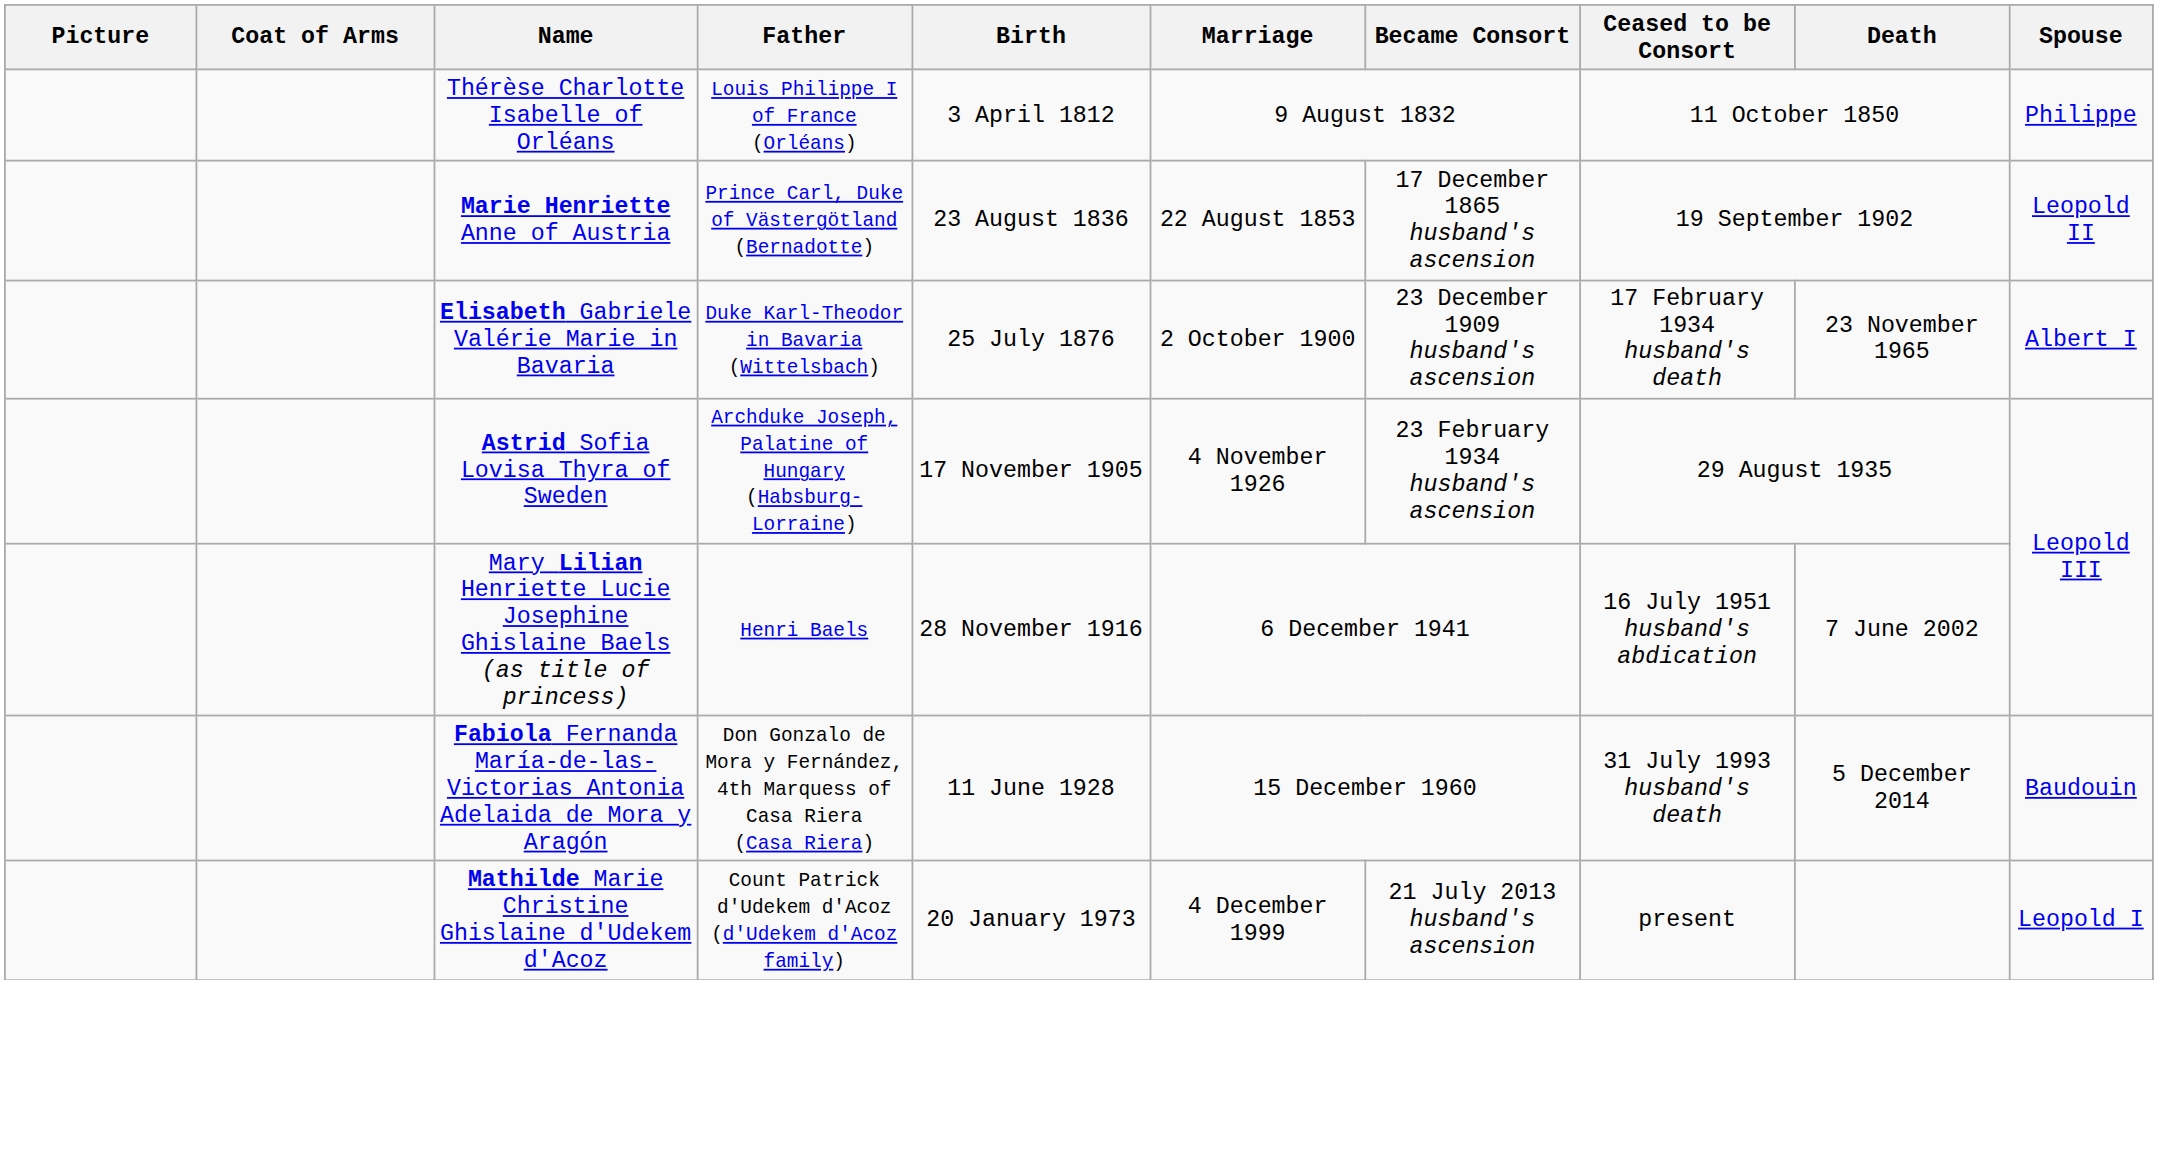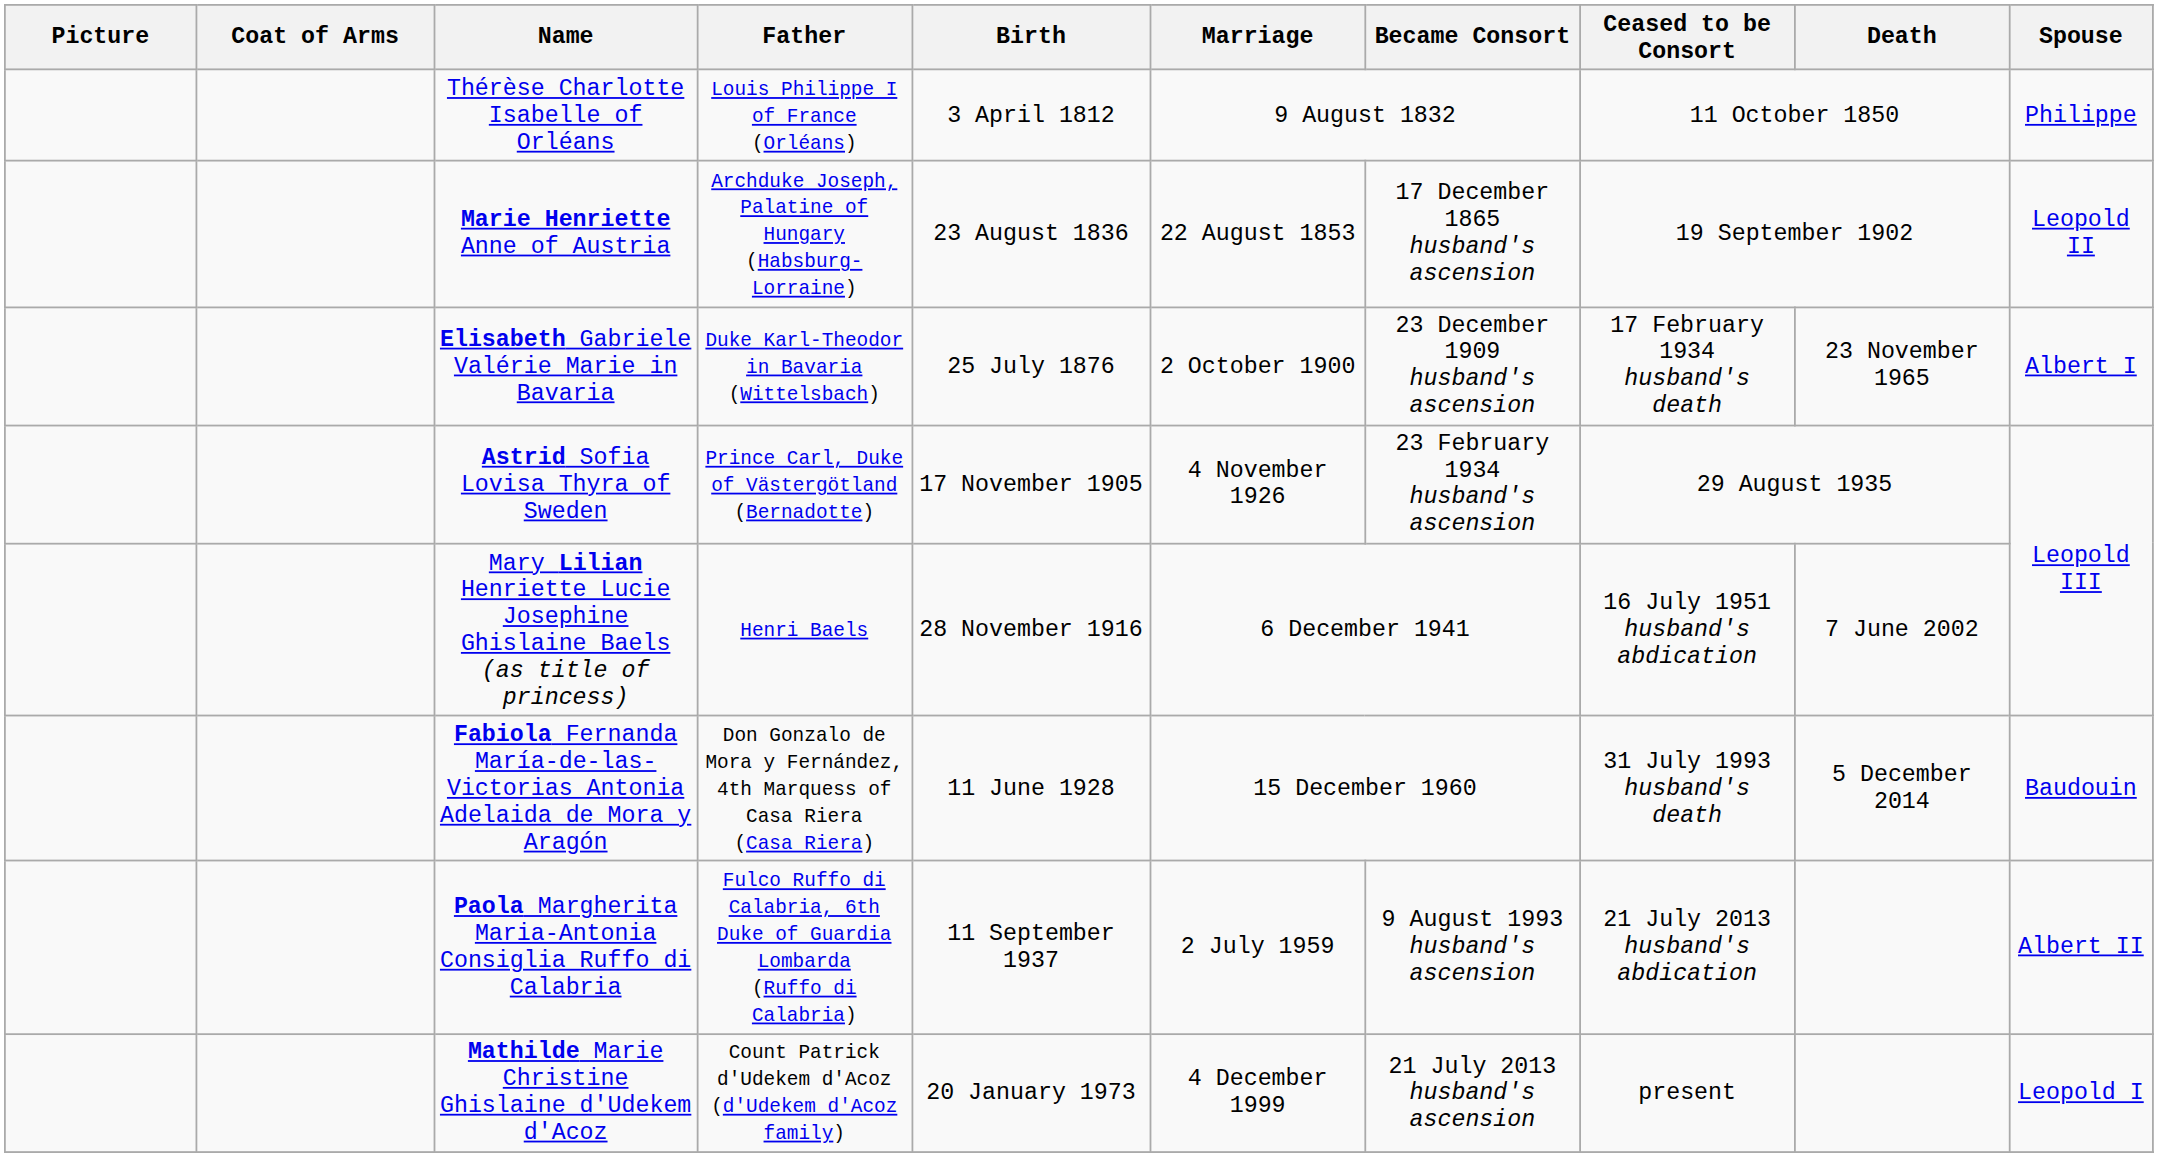(804, 221) Prince Carl, Duke of Västergötland (Bernadotte) -> (804, 235) Archduke Joseph, Palatine of Hungary (Habsburg-Lorraine)
(804, 472) Archduke Joseph, Palatine of Hungary (Habsburg-Lorraine) -> (804, 485) Prince Carl, Duke of Västergötland (Bernadotte)
+ row: (566, 947)
